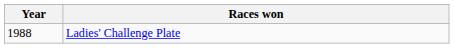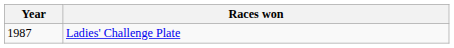(19, 33) 1988 -> (19, 33) 1987
